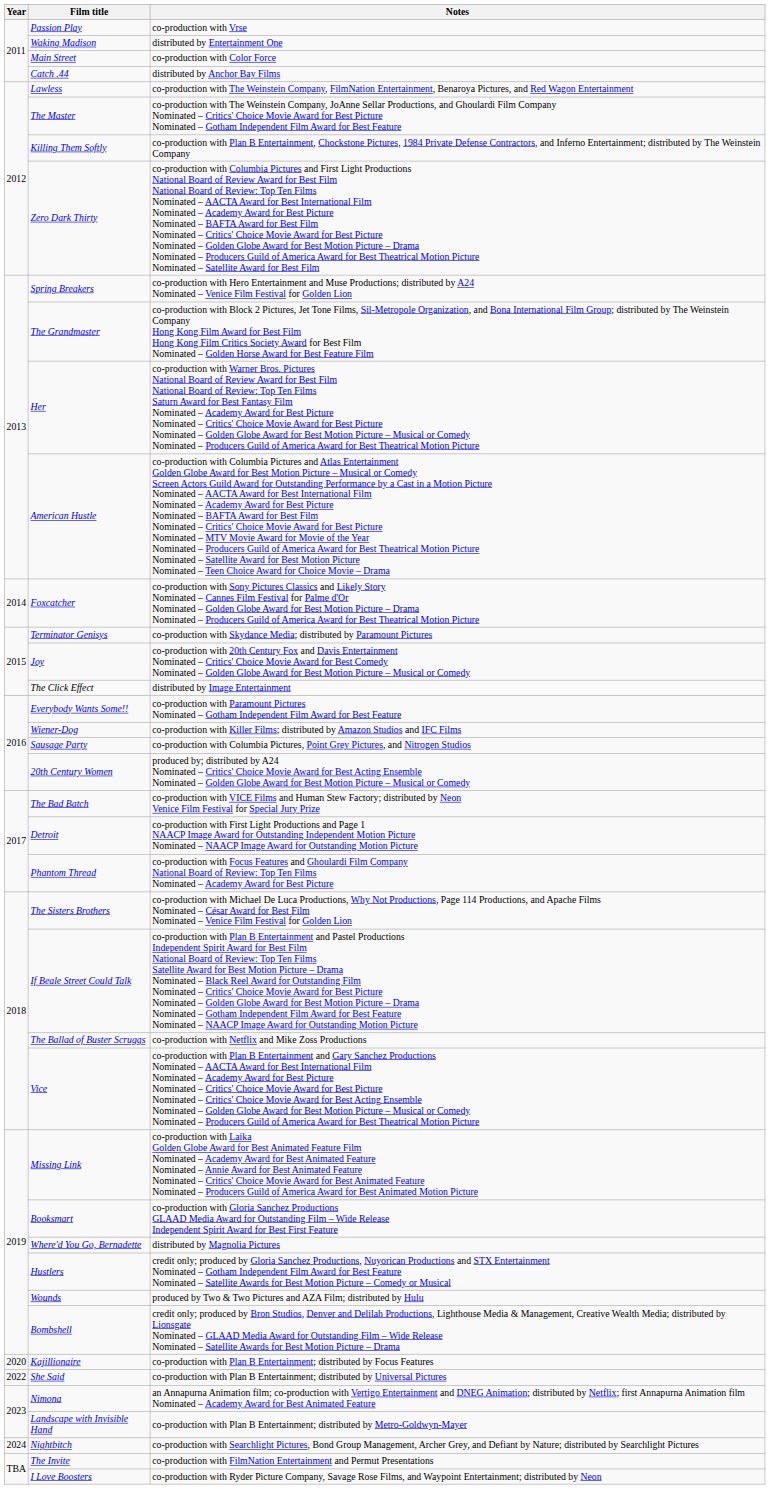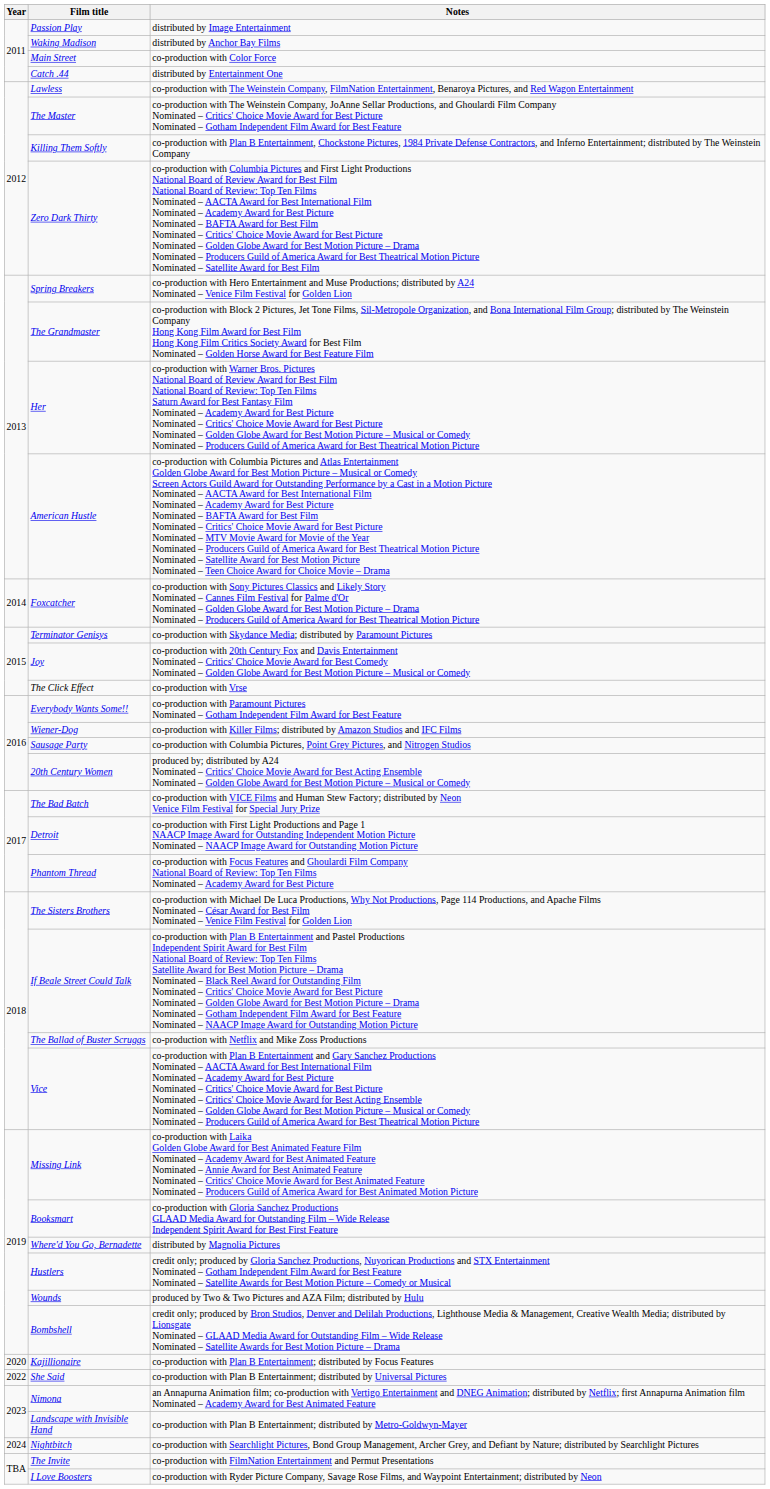(200, 27) co-production with Vrse -> (222, 27) distributed by Image Entertainment
(217, 43) distributed by Entertainment One -> (216, 43) distributed by Anchor Bay Films
(216, 74) distributed by Anchor Bay Films -> (217, 74) distributed by Entertainment One
(222, 688) distributed by Image Entertainment -> (200, 688) co-production with Vrse
